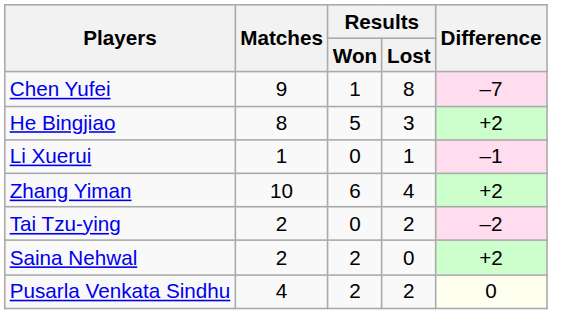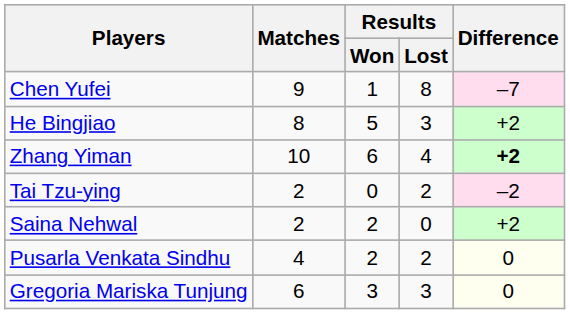- row: (51, 156)
(491, 190) normal -> (508, 156) bold
+ row: (129, 291)
